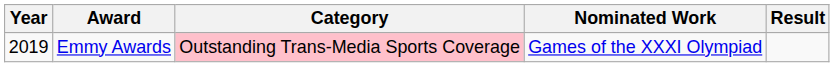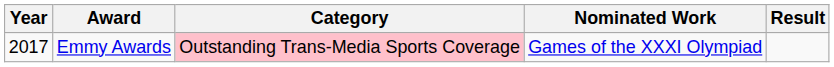(29, 47) 2019 -> (29, 47) 2017
